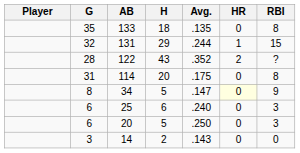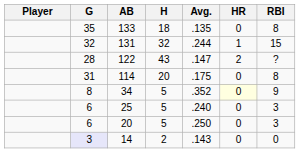(164, 44) 29 -> (164, 44) 32
(201, 60) .352 -> (201, 60) .147
(201, 92) .147 -> (201, 92) .352
(164, 108) 6 -> (164, 108) 5
(89, 140) no background -> (89, 140) lavender background
